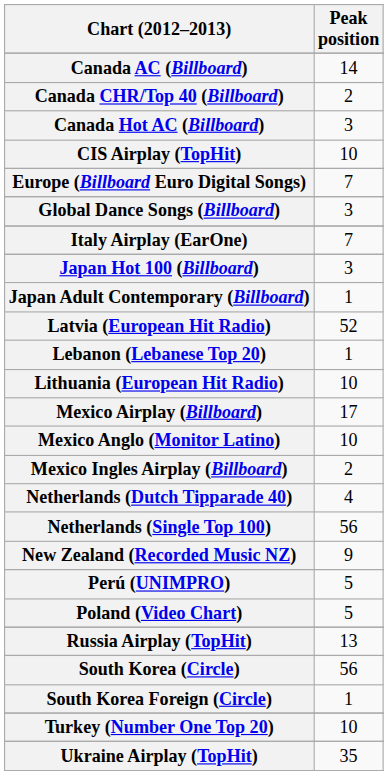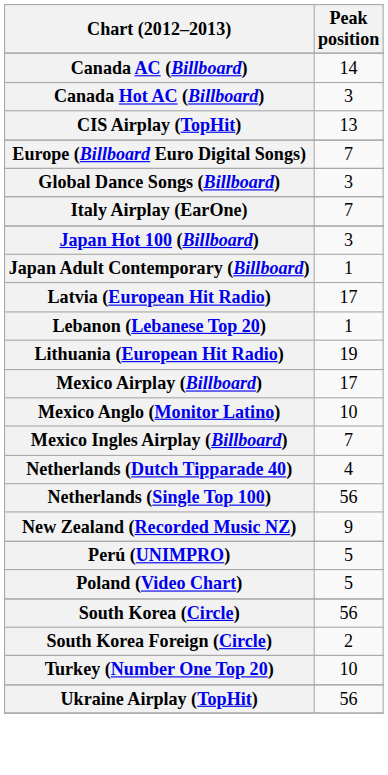- row: (159, 96)
(349, 153) 10 -> (349, 125) 13
(349, 325) 52 -> (349, 297) 17
(349, 383) 10 -> (349, 354) 19
(349, 469) 2 -> (349, 440) 7
- row: (159, 641)
(349, 698) 1 -> (349, 641) 2
(349, 756) 35 -> (349, 698) 56
